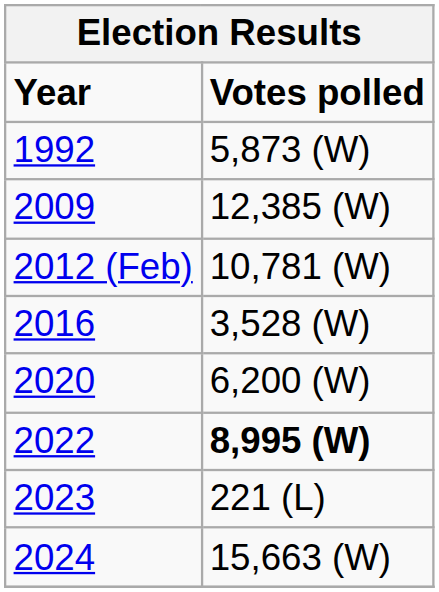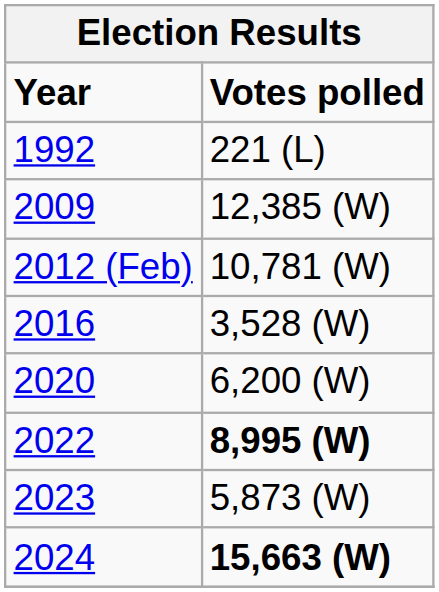(290, 149) 5,873 (W) -> (268, 149) 221 (L)
(268, 498) 221 (L) -> (290, 498) 5,873 (W)
(300, 556) normal -> (300, 556) bold
